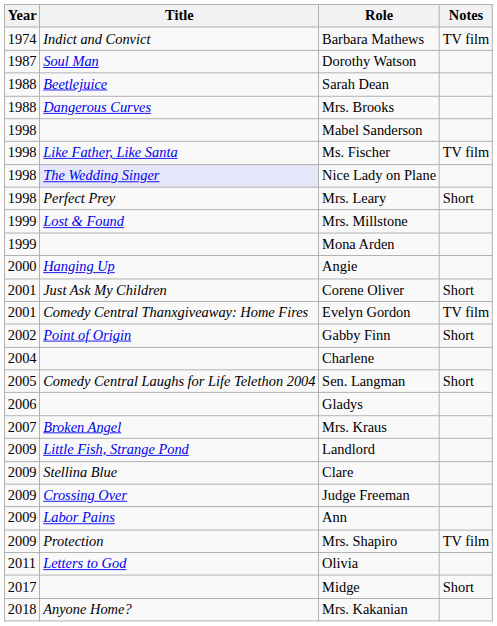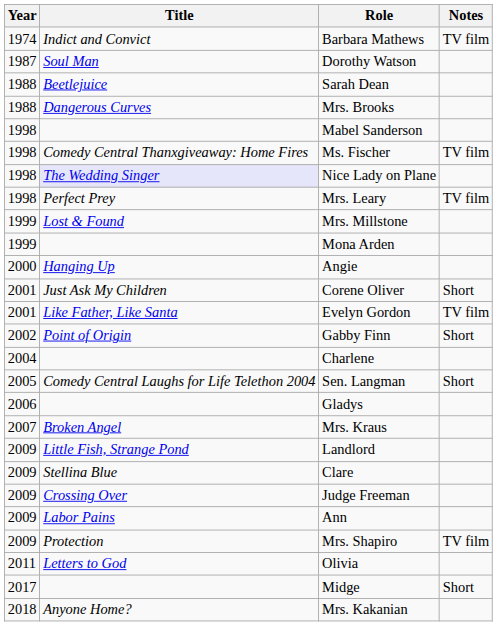(110, 152) Like Father, Like Santa -> (176, 152) Comedy Central Thanxgiveaway: Home Fires
(458, 198) Short -> (466, 198) TV film
(176, 312) Comedy Central Thanxgiveaway: Home Fires -> (110, 312) Like Father, Like Santa
